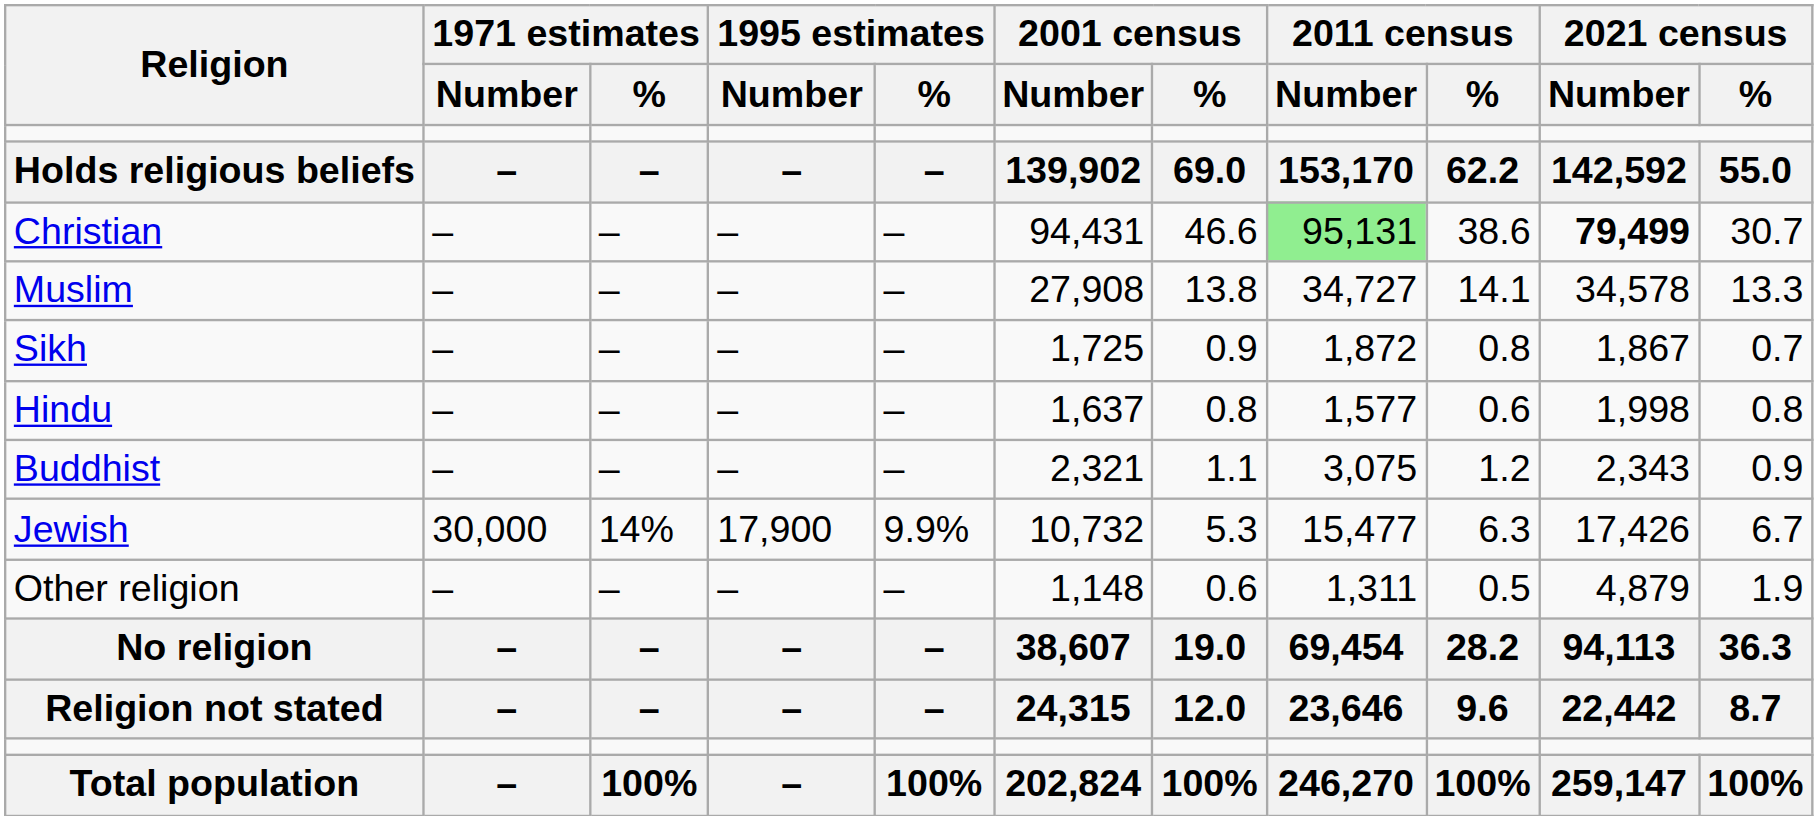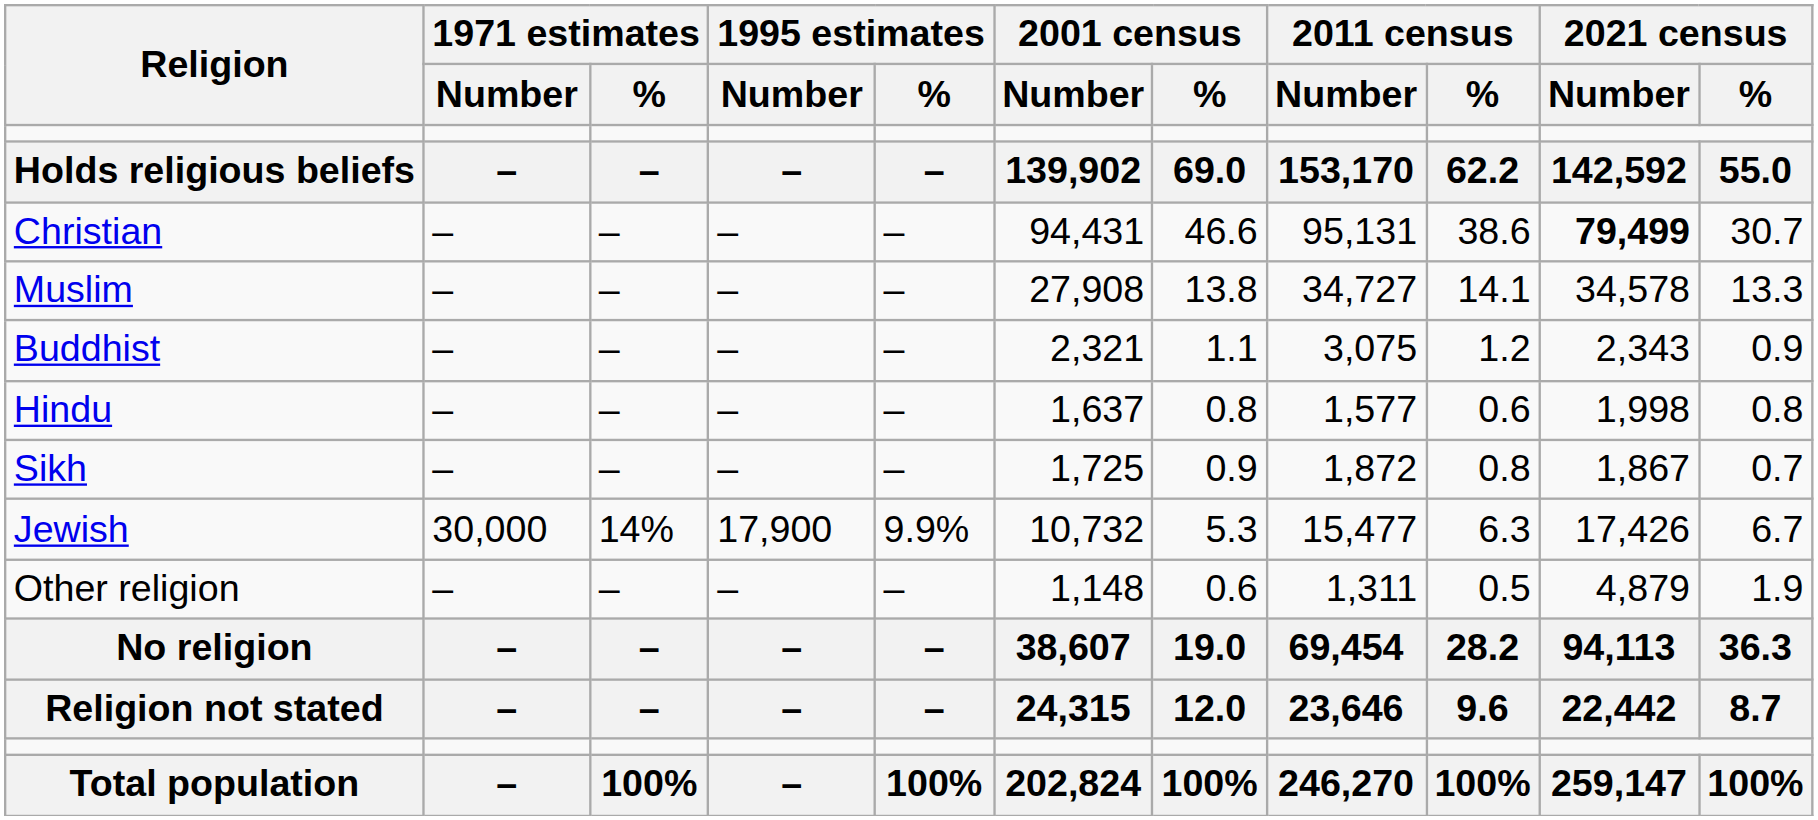(1360, 230) lightgreen background -> (1360, 230) no background
rows swapped: (50, 349) <-> (87, 469)
